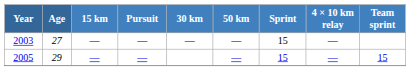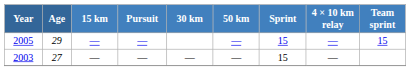rows swapped: (23, 41) <-> (23, 57)
